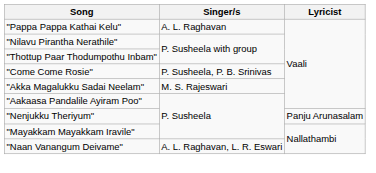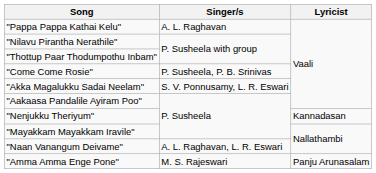(194, 87) M. S. Rajeswari -> (225, 87) S. V. Ponnusamy, L. R. Eswari
(325, 116) Panju Arunasalam -> (319, 116) Kannadasan
+ row: (63, 161)
